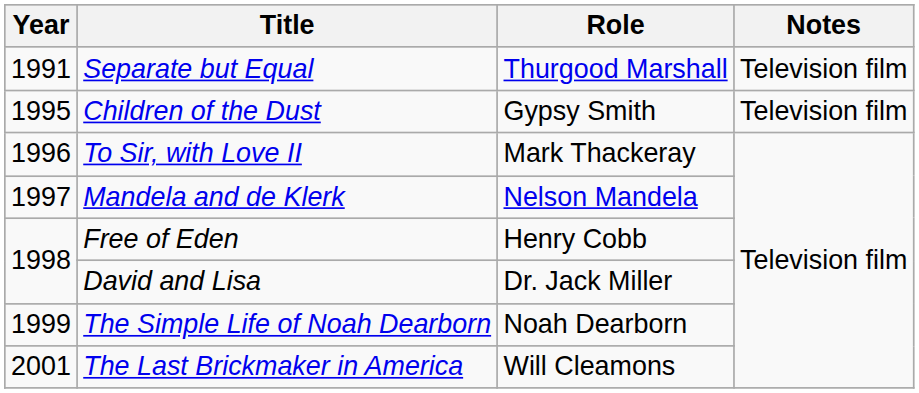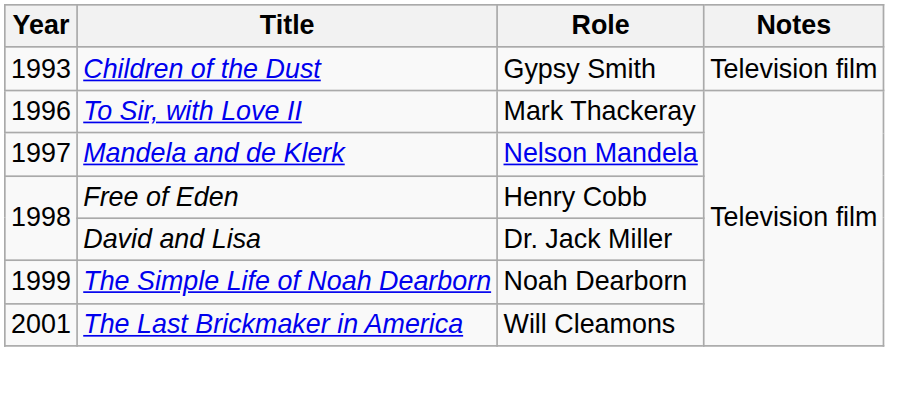- row: (198, 68)
(41, 111) 1995 -> (41, 68) 1993
